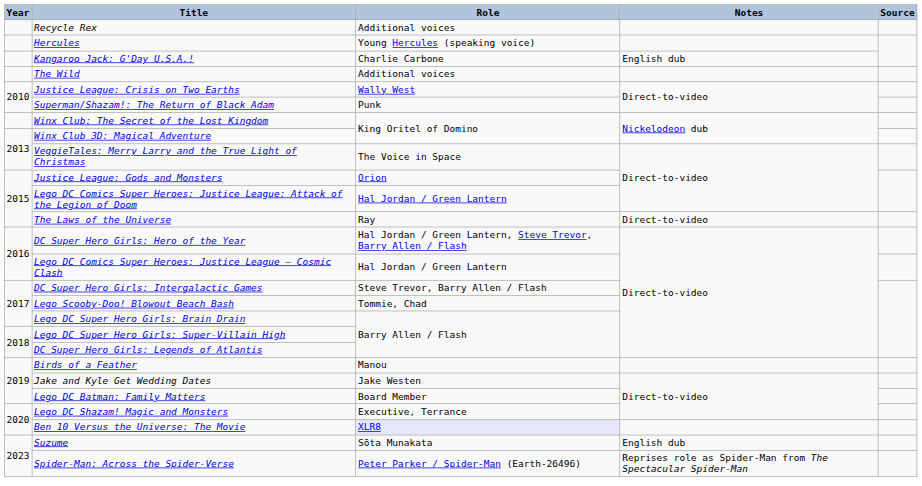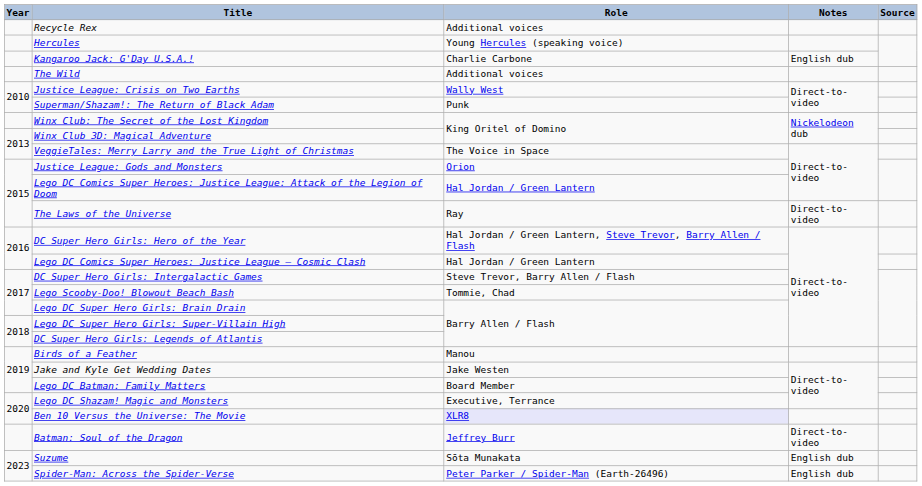+ row: (108, 437)
(725, 464) Reprises role as Spider-Man from The Spectacular Spider-Man -> (822, 474) English dub
